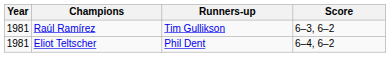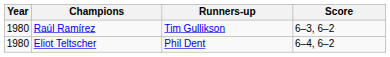(18, 28) 1981 -> (18, 28) 1980
(18, 44) 1981 -> (18, 44) 1980
